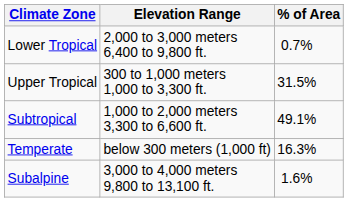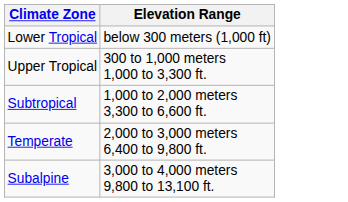- column: (309, 15)
(170, 44) 2,000 to 3,000 meters 6,400 to 9,800 ft. -> (187, 37) below 300 meters (1,000 ft)
(187, 149) below 300 meters (1,000 ft) -> (170, 141) 2,000 to 3,000 meters 6,400 to 9,800 ft.
